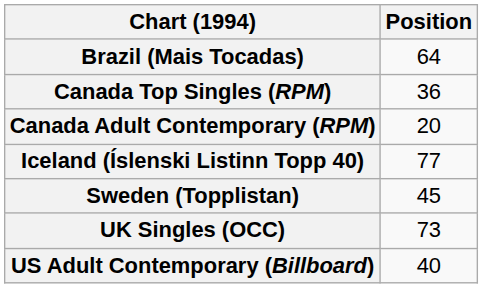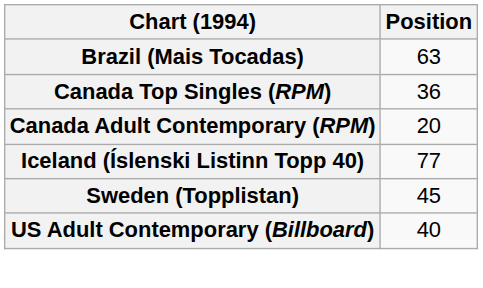(429, 56) 64 -> (429, 56) 63
- row: (193, 230)
